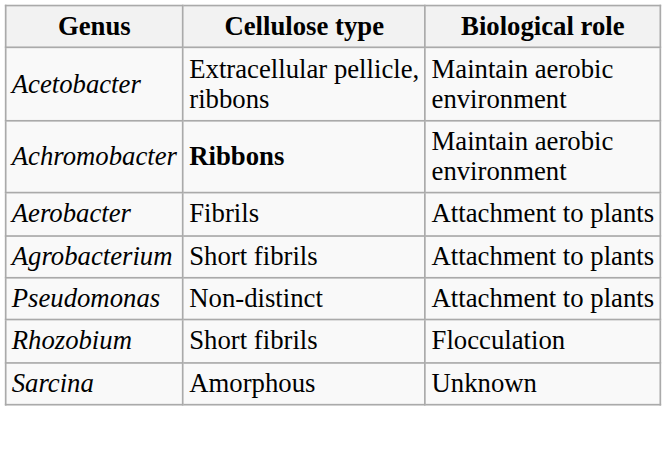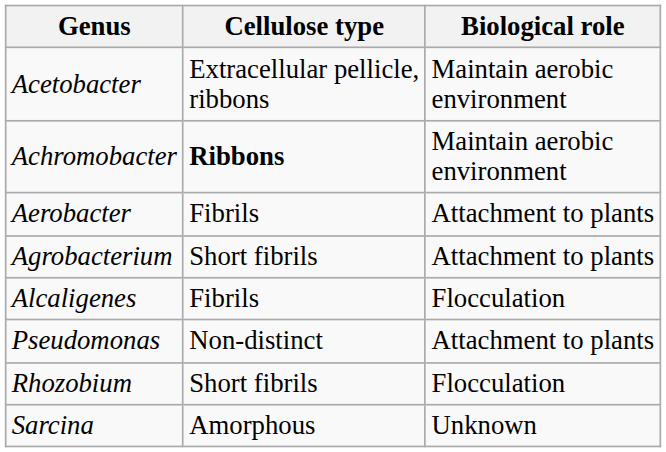+ row: (74, 298)
